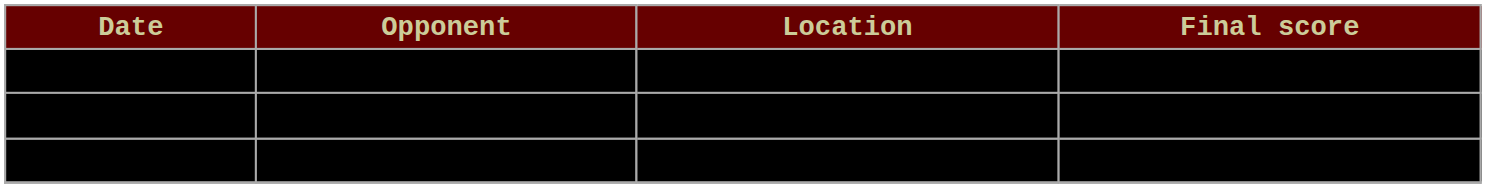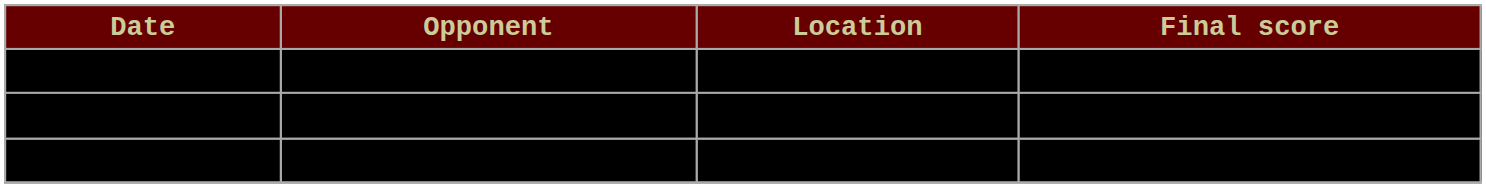(847, 71) Chestnut Hill, Mass -> (857, 71) Hyannis, Mass
(447, 116) normal -> (488, 116) bold
(847, 160) Chestnut Hill, Mass -> (857, 160) Hyannis, Mass
